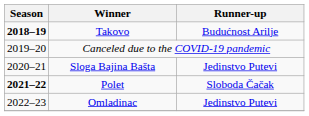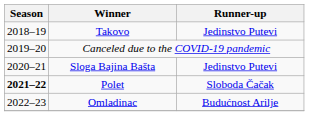(27, 31) bold -> (27, 31) normal
(240, 31) Budućnost Arilje -> (240, 31) Jedinstvo Putevi
(240, 102) Jedinstvo Putevi -> (240, 102) Budućnost Arilje
